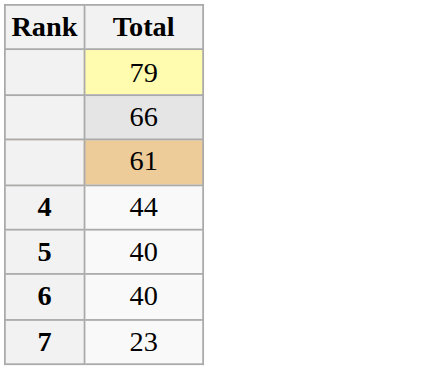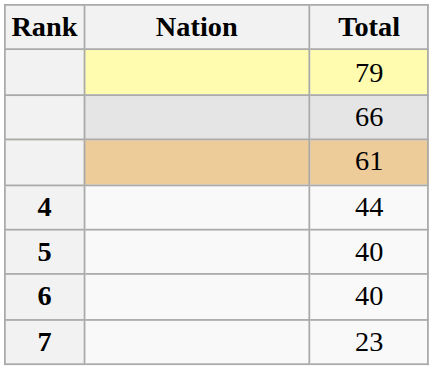+ column: (197, 26)
